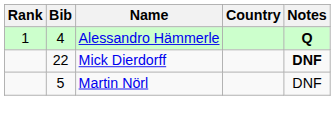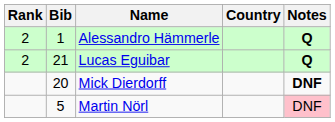(25, 38) 1 -> (25, 38) 2
(61, 38) 4 -> (61, 38) 1
+ row: (124, 60)
(61, 60) 22 -> (61, 83) 20
(307, 83) no background -> (307, 106) pink background
